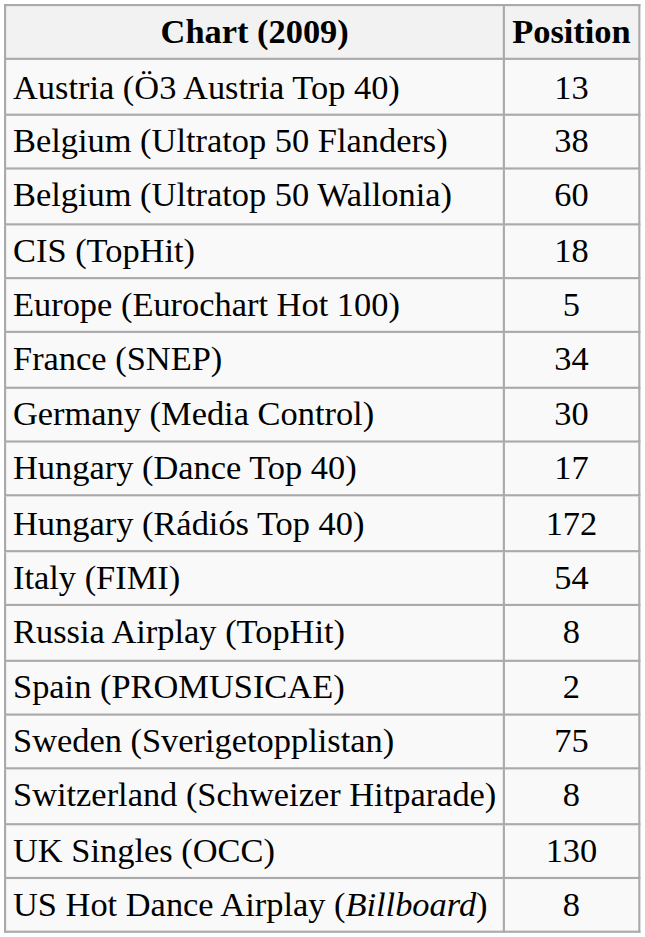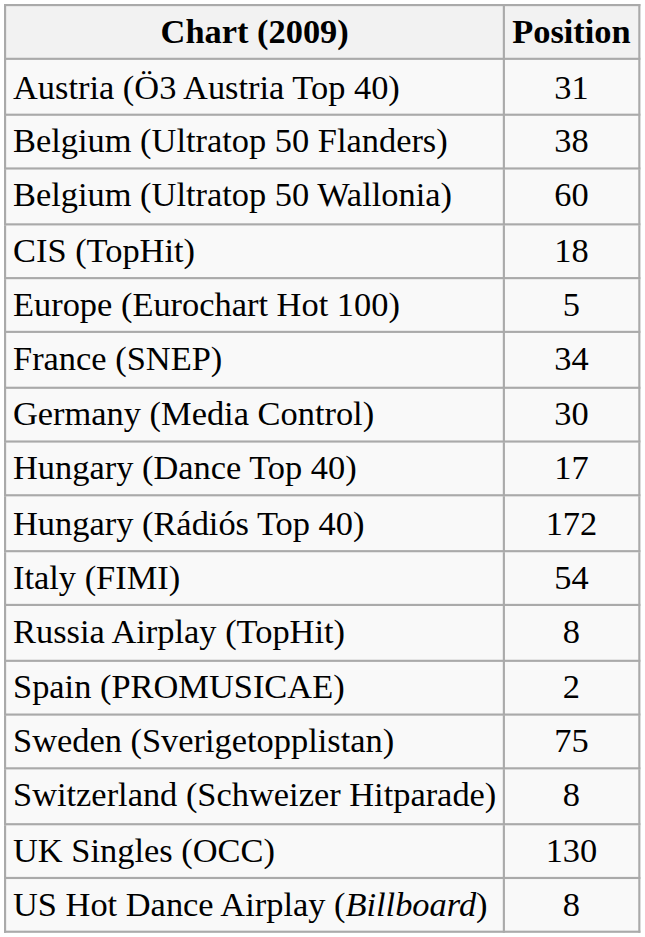(571, 86) 13 -> (571, 86) 31
